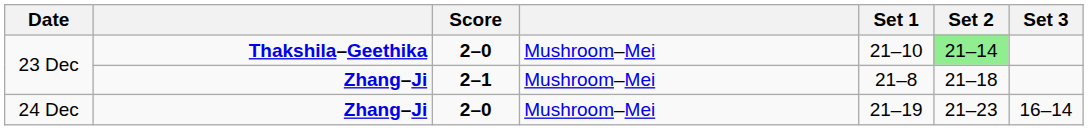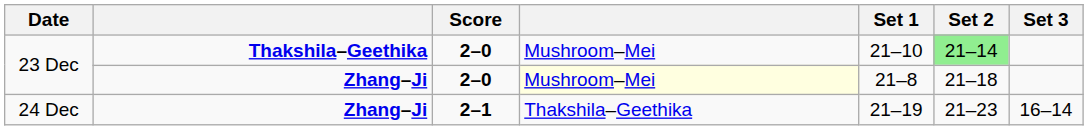(476, 80) 2–1 -> (476, 80) 2–0
(590, 80) no background -> (590, 80) lightyellow background
(476, 110) 2–0 -> (476, 110) 2–1
(590, 110) Mushroom–Mei -> (608, 110) Thakshila–Geethika
